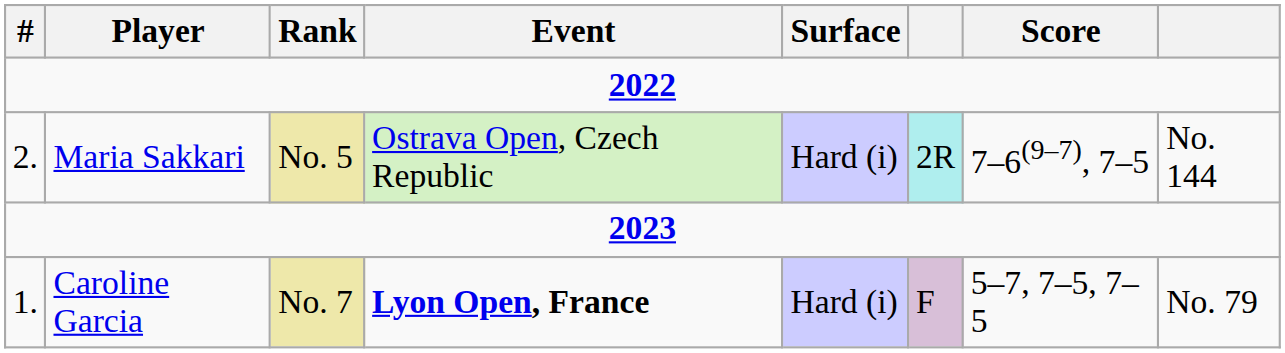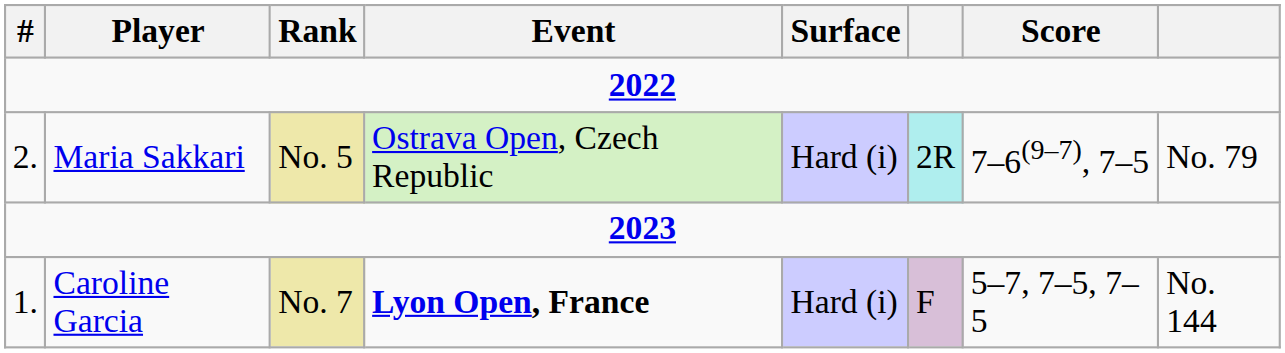(1191, 156) No. 144 -> (1212, 156) No. 79
(1212, 300) No. 79 -> (1191, 300) No. 144
